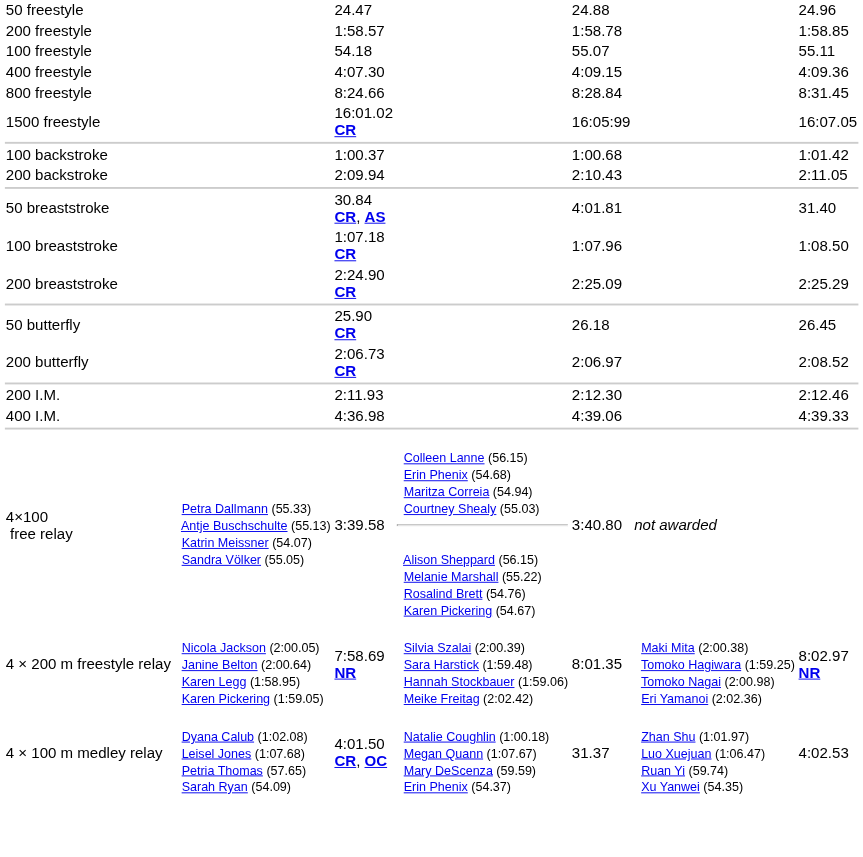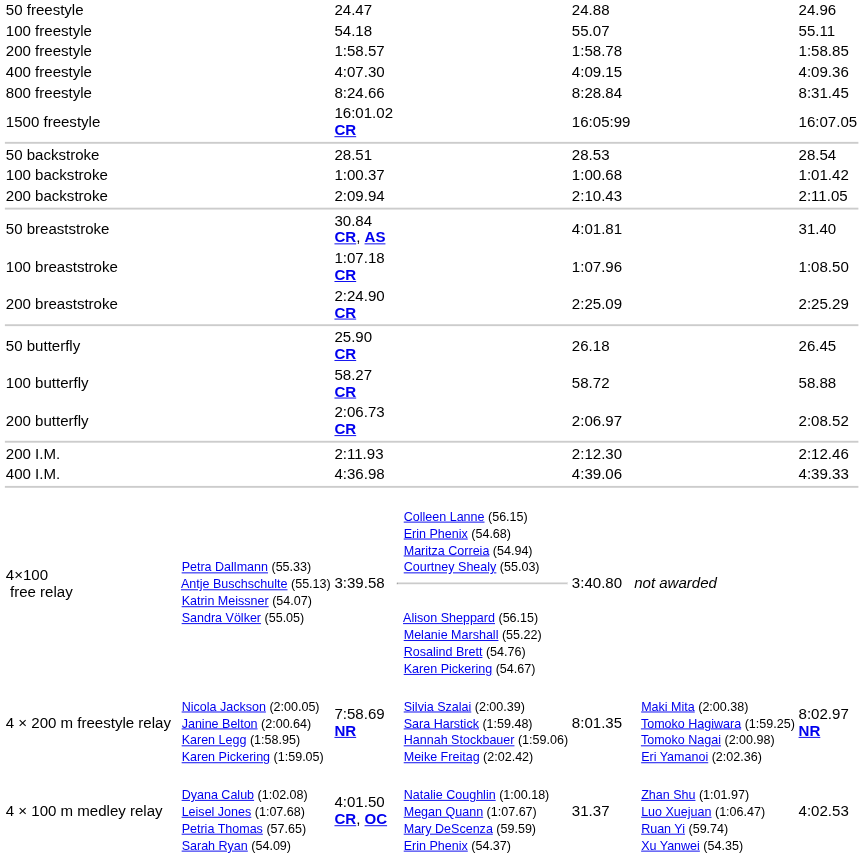rows swapped: (49, 51) <-> (49, 30)
+ row: (53, 155)
+ row: (47, 383)
